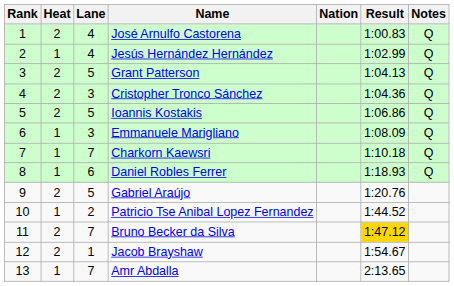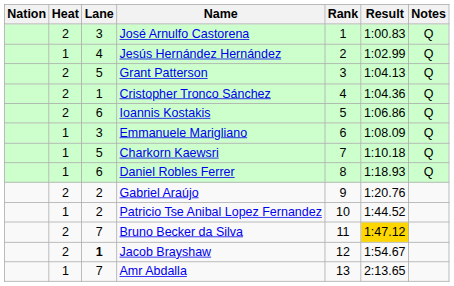columns swapped: (23, 14) <-> (339, 14)
(91, 34) 4 -> (99, 34) 3
(91, 93) 3 -> (99, 93) 1
(91, 113) 5 -> (99, 113) 6
(91, 152) 7 -> (99, 152) 5
(91, 192) 5 -> (99, 192) 2
(91, 251) normal -> (99, 251) bold
